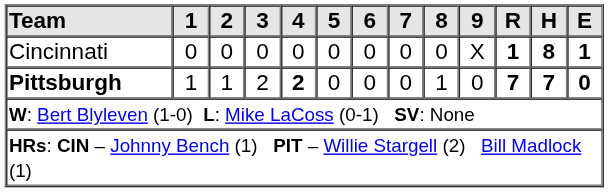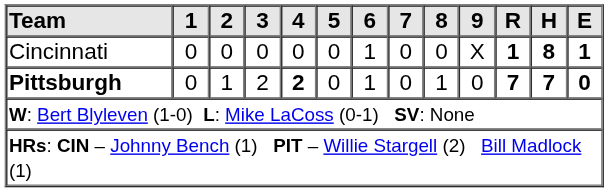(370, 51) 0 -> (370, 51) 1
(191, 82) 1 -> (191, 82) 0
(370, 82) 0 -> (370, 82) 1
